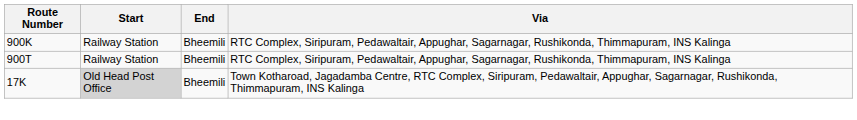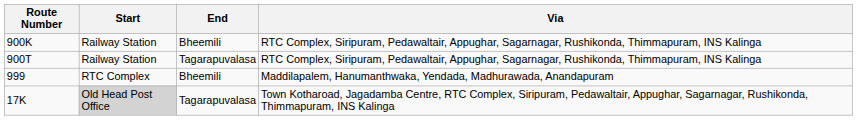(204, 59) Bheemili -> (218, 59) Tagarapuvalasa
+ row: (16, 77)
(204, 83) Bheemili -> (218, 100) Tagarapuvalasa
